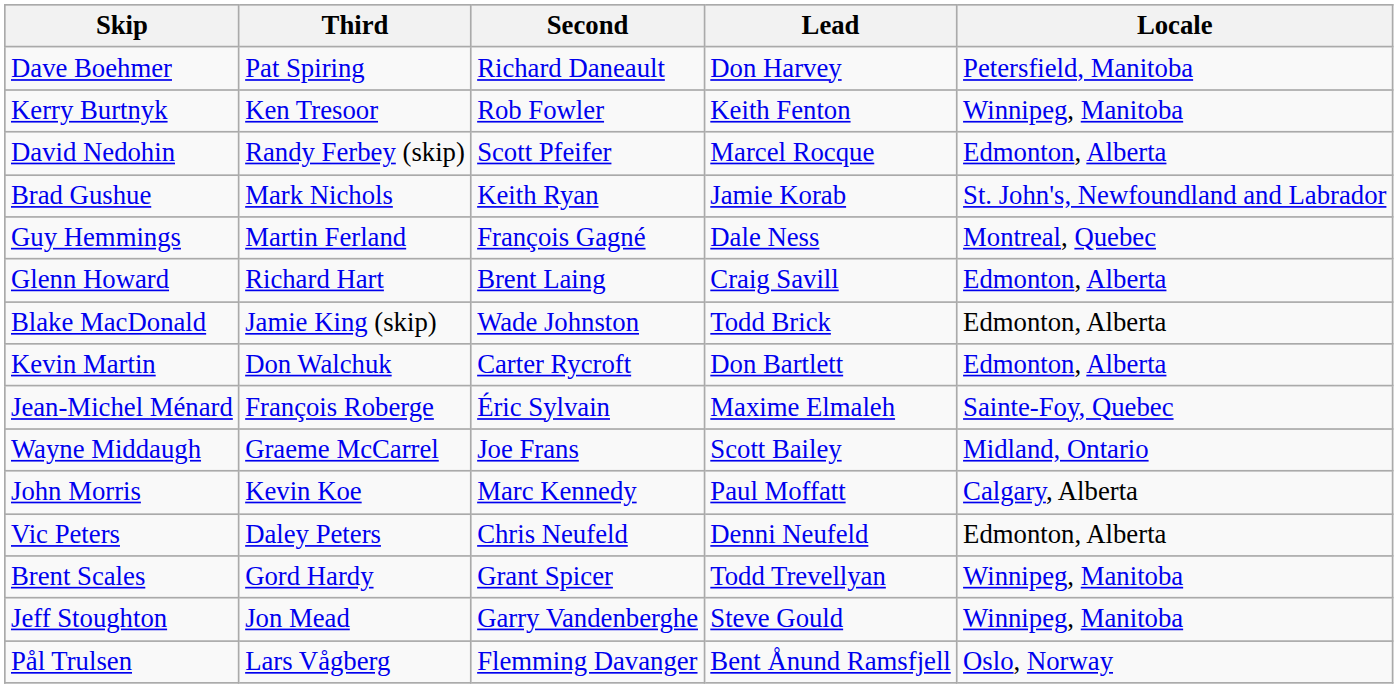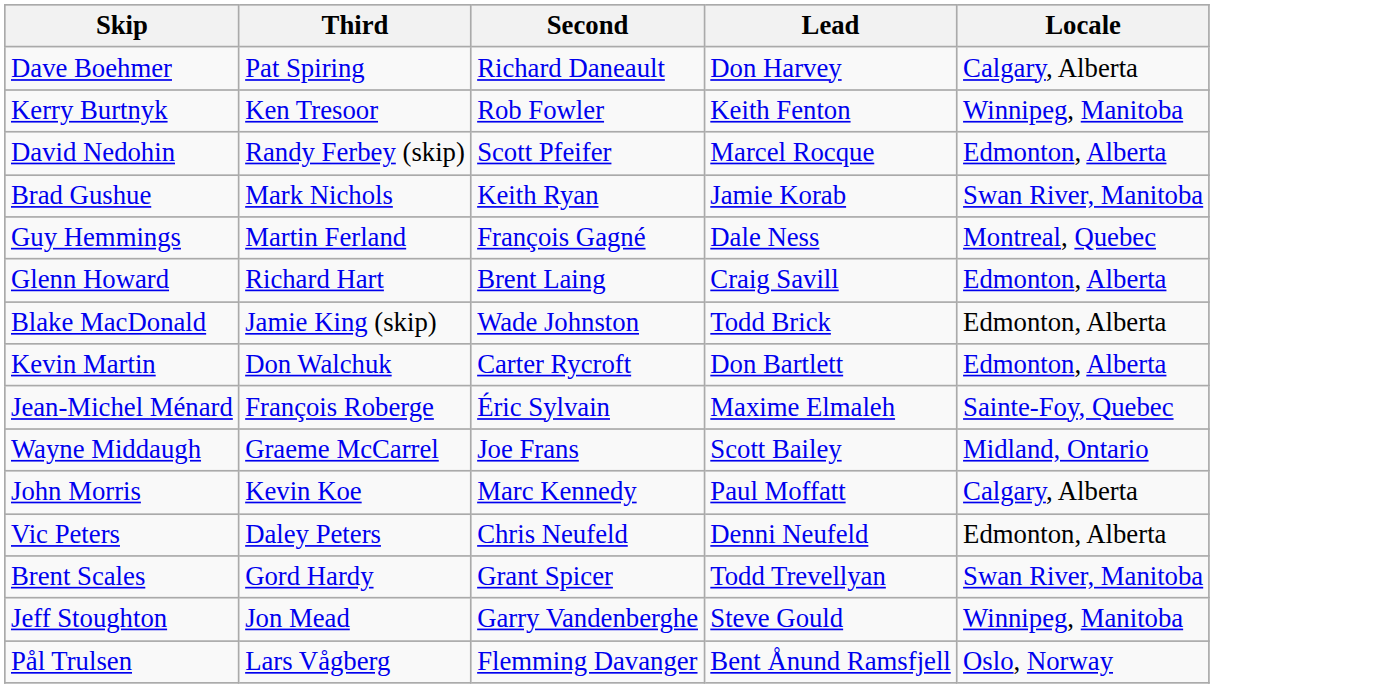(1078, 68) Petersfield, Manitoba -> (1051, 68) Calgary, Alberta
(1175, 195) St. John's, Newfoundland and Labrador -> (1083, 195) Swan River, Manitoba
(1073, 576) Winnipeg, Manitoba -> (1083, 576) Swan River, Manitoba
